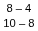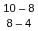rows swapped: (19, 23) <-> (19, 8)
